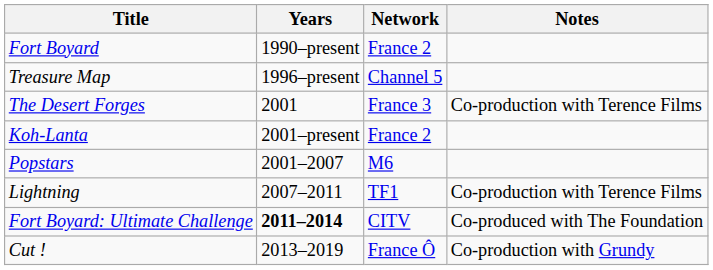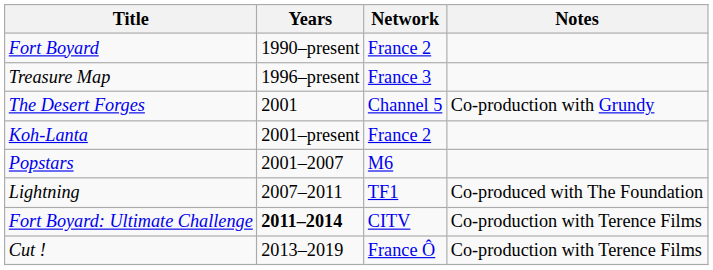(405, 76) Channel 5 -> (400, 76) France 3
(400, 105) France 3 -> (405, 105) Channel 5
(576, 105) Co-production with Terence Films -> (553, 105) Co-production with Grundy
(576, 192) Co-production with Terence Films -> (577, 192) Co-produced with The Foundation
(577, 221) Co-produced with The Foundation -> (576, 221) Co-production with Terence Films
(553, 250) Co-production with Grundy -> (576, 250) Co-production with Terence Films
